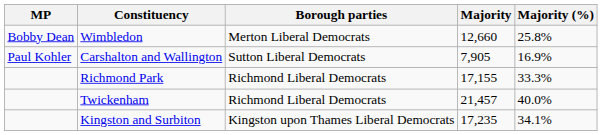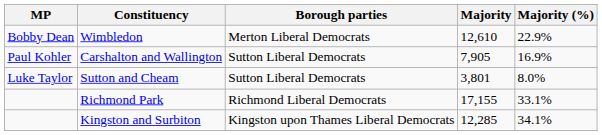(479, 36) 12,660 -> (479, 36) 12,610
(535, 36) 25.8% -> (535, 36) 22.9%
+ row: (129, 78)
(535, 78) 33.3% -> (535, 99) 33.1%
- row: (115, 99)
(479, 120) 17,235 -> (479, 120) 12,285
